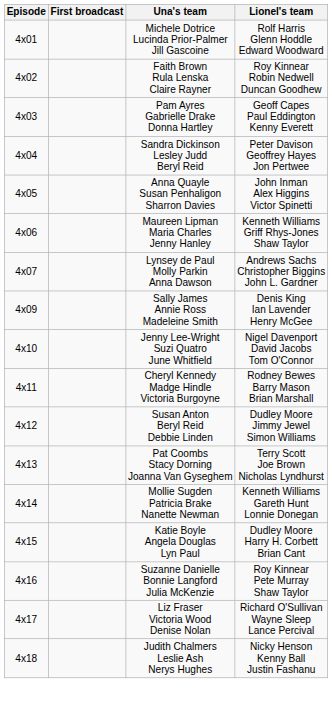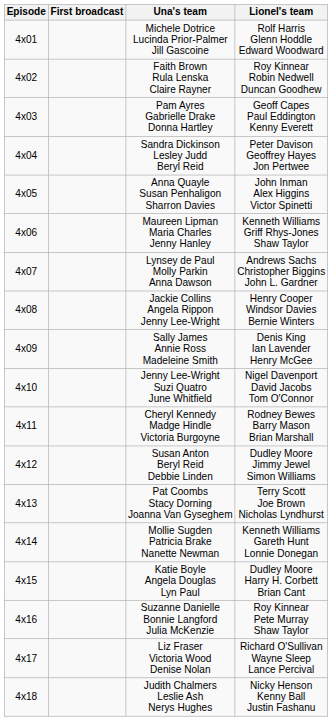+ row: (180, 310)
